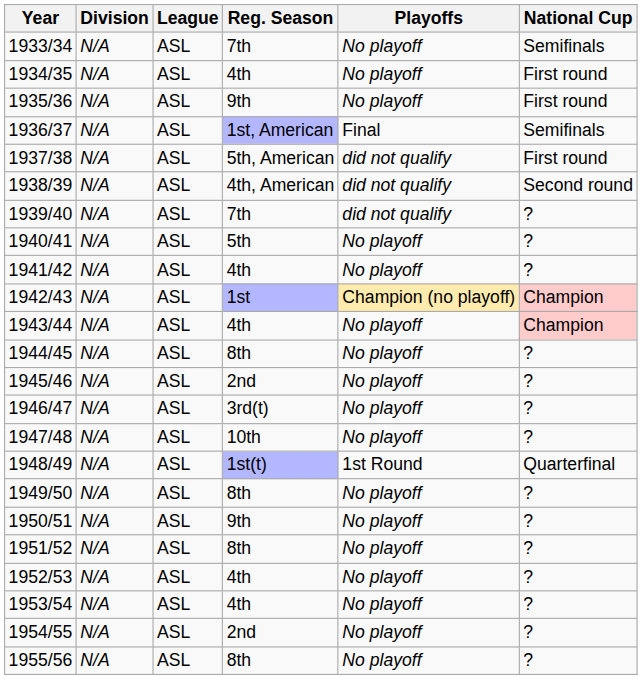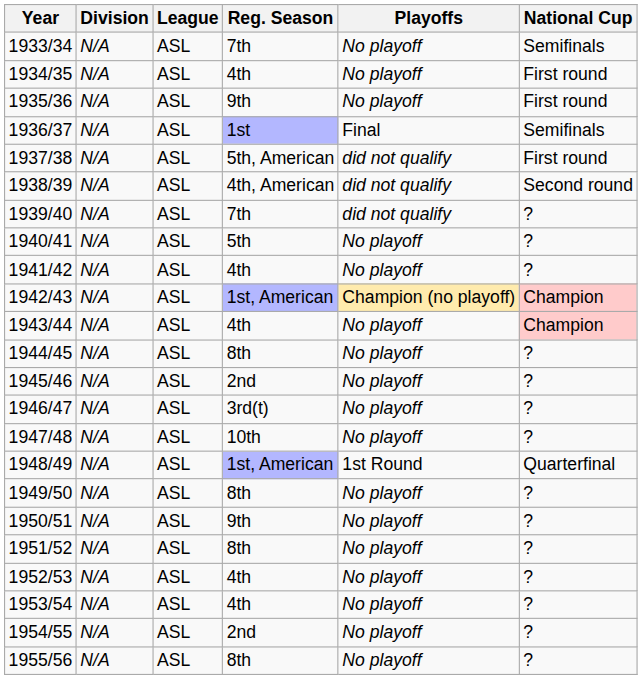(280, 130) 1st, American -> (238, 130) 1st
(238, 297) 1st -> (280, 297) 1st, American
(247, 465) 1st(t) -> (280, 465) 1st, American
